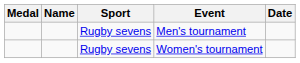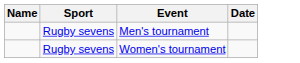- column: (23, 13)
